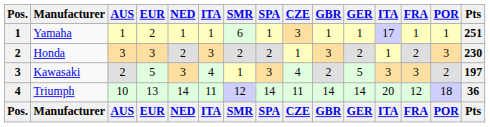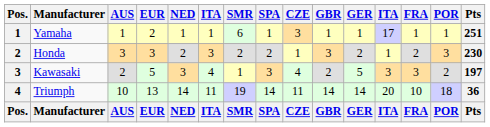(240, 91) 12 -> (240, 91) 19
(416, 91) 12 -> (416, 91) 10
